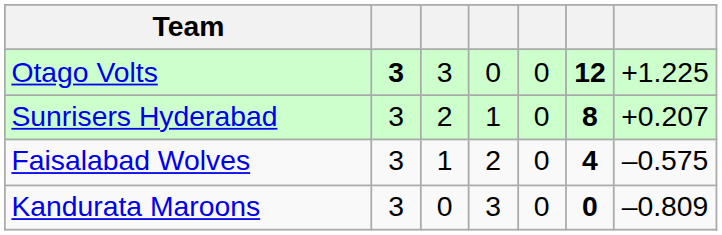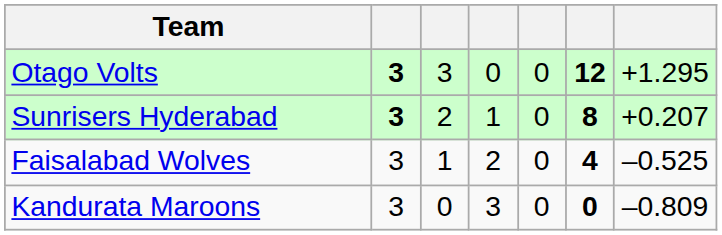(665, 71) +1.225 -> (665, 71) +1.295
(396, 116) normal -> (396, 116) bold
(665, 161) –0.575 -> (665, 161) –0.525
